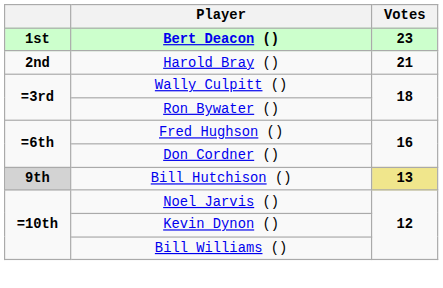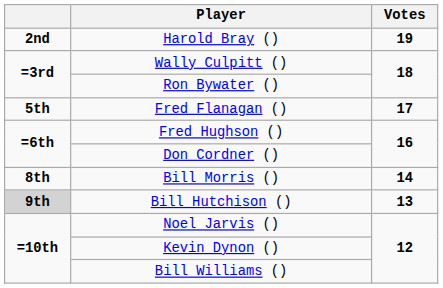- row: (221, 39)
(405, 62) 21 -> (405, 39) 19
+ row: (221, 109)
+ row: (221, 178)
(405, 178) khaki background -> (405, 201) no background
